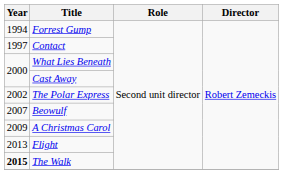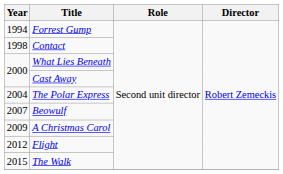(17, 45) 1997 -> (17, 45) 1998
(17, 95) 2002 -> (17, 95) 2004
(17, 144) 2013 -> (17, 144) 2012
(17, 161) bold -> (17, 161) normal
